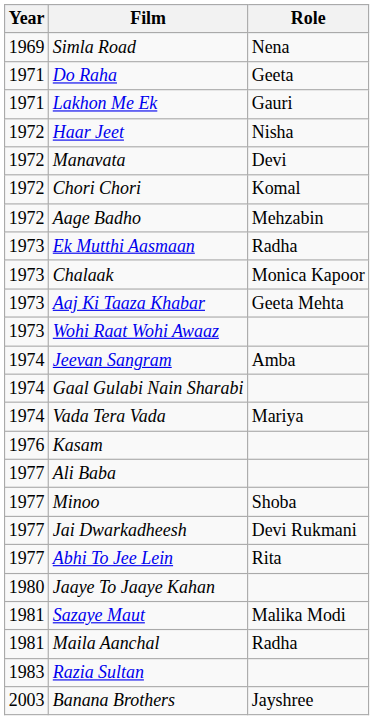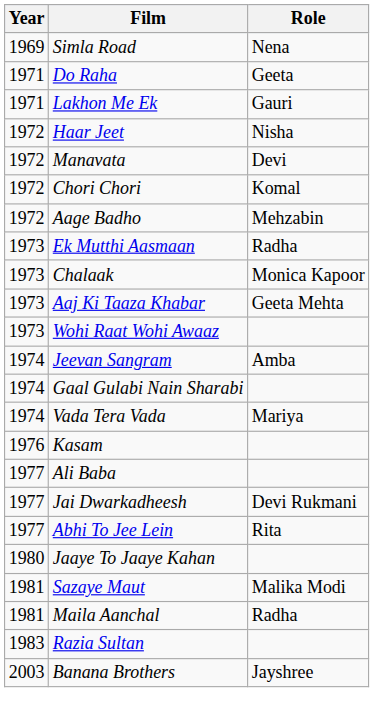- row: (76, 501)
